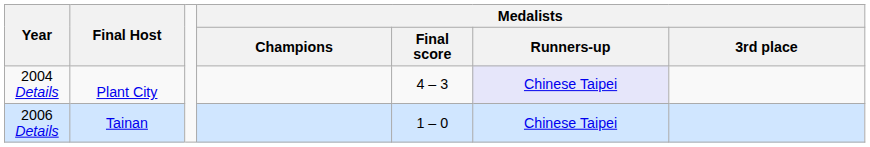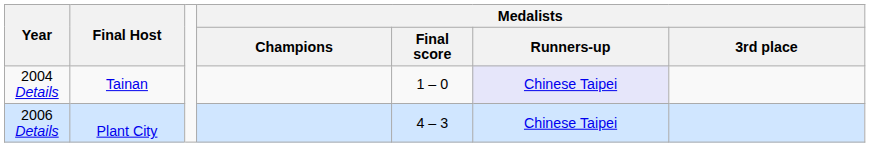(127, 93) Plant City -> (127, 85) Tainan
(432, 85) 4 – 3 -> (432, 85) 1 – 0
(127, 123) Tainan -> (127, 131) Plant City
(432, 123) 1 – 0 -> (432, 123) 4 – 3
